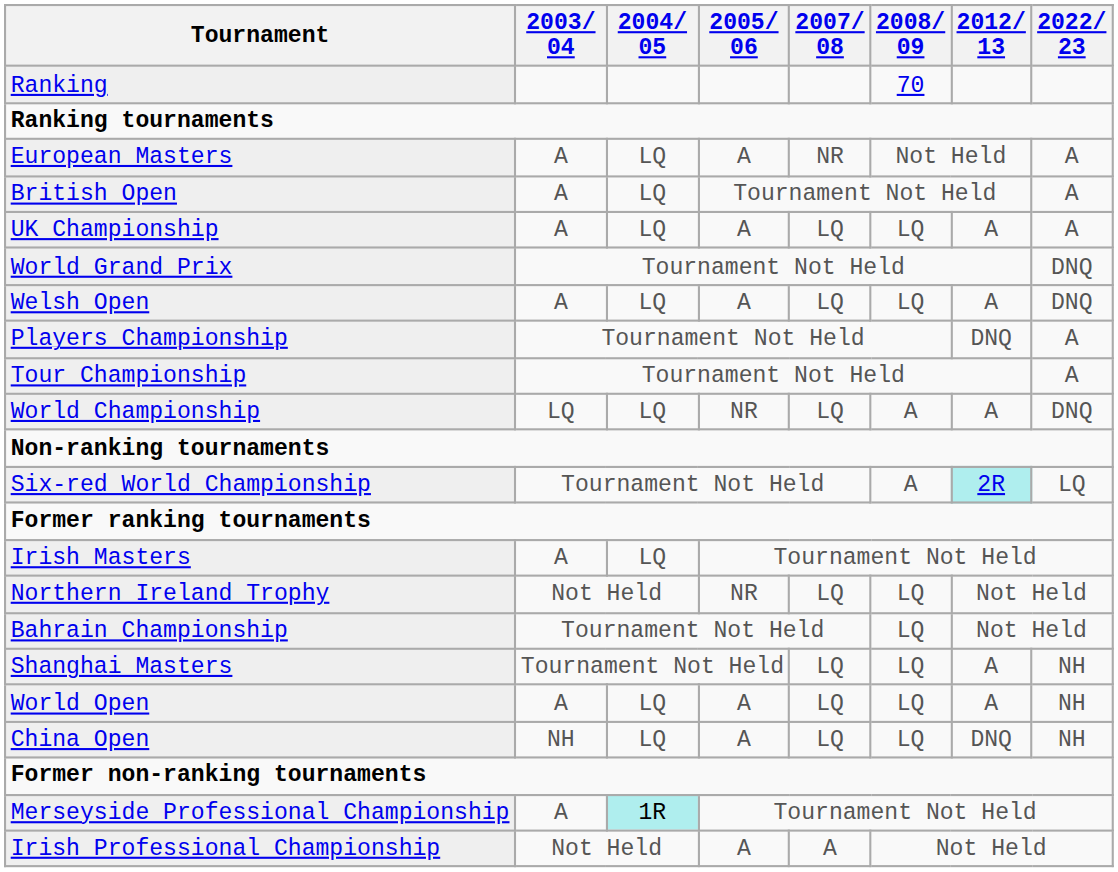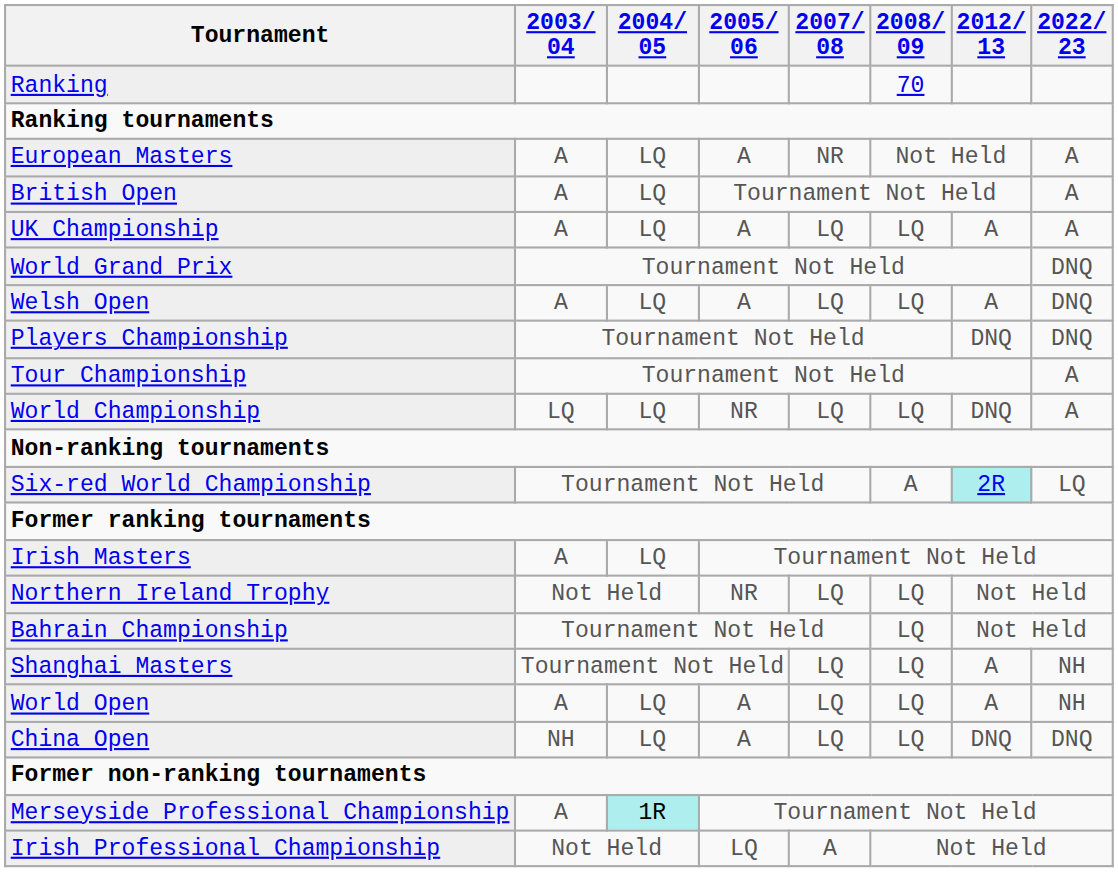(1072, 339) A -> (1072, 339) DNQ
(911, 412) A -> (911, 412) LQ
(991, 412) A -> (991, 412) DNQ
(1072, 412) DNQ -> (1072, 412) A
(1072, 740) NH -> (1072, 740) DNQ
(744, 849) A -> (744, 849) LQ
